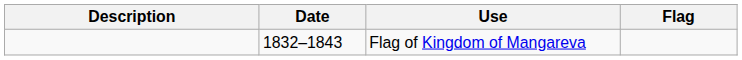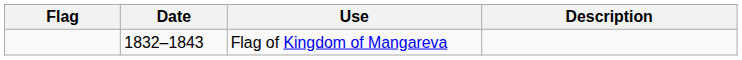columns swapped: (678, 17) <-> (132, 17)
